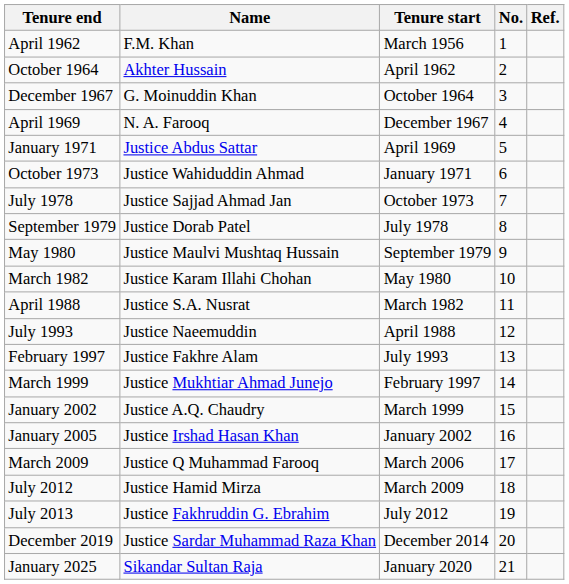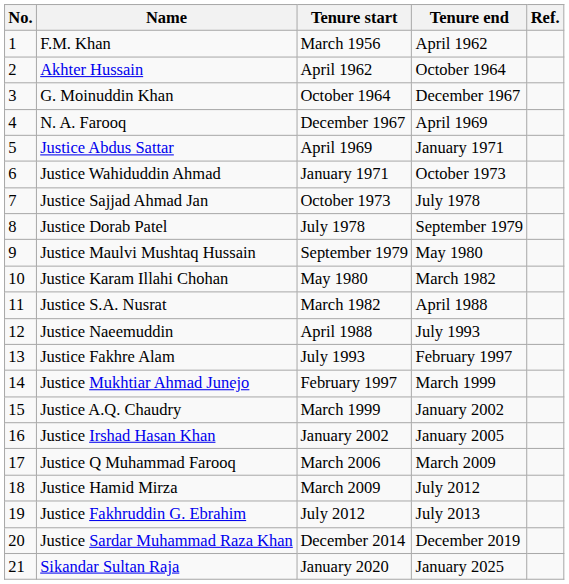columns swapped: (511, 17) <-> (62, 17)
